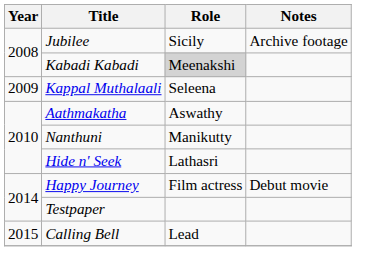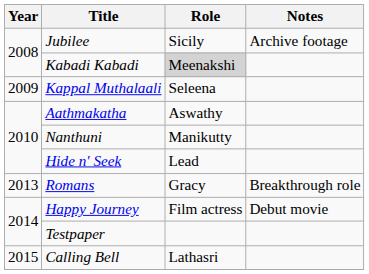(193, 161) Lathasri -> (184, 161) Lead
+ row: (70, 185)
(184, 233) Lead -> (193, 257) Lathasri
